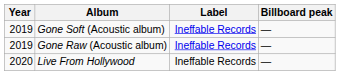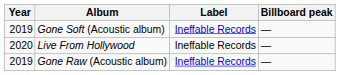rows swapped: (102, 45) <-> (86, 62)
